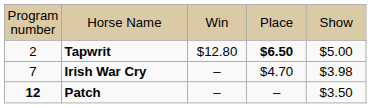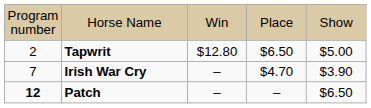(277, 51) bold -> (277, 51) normal
(336, 72) $3.98 -> (336, 72) $3.90
(336, 93) $3.50 -> (336, 93) $6.50
